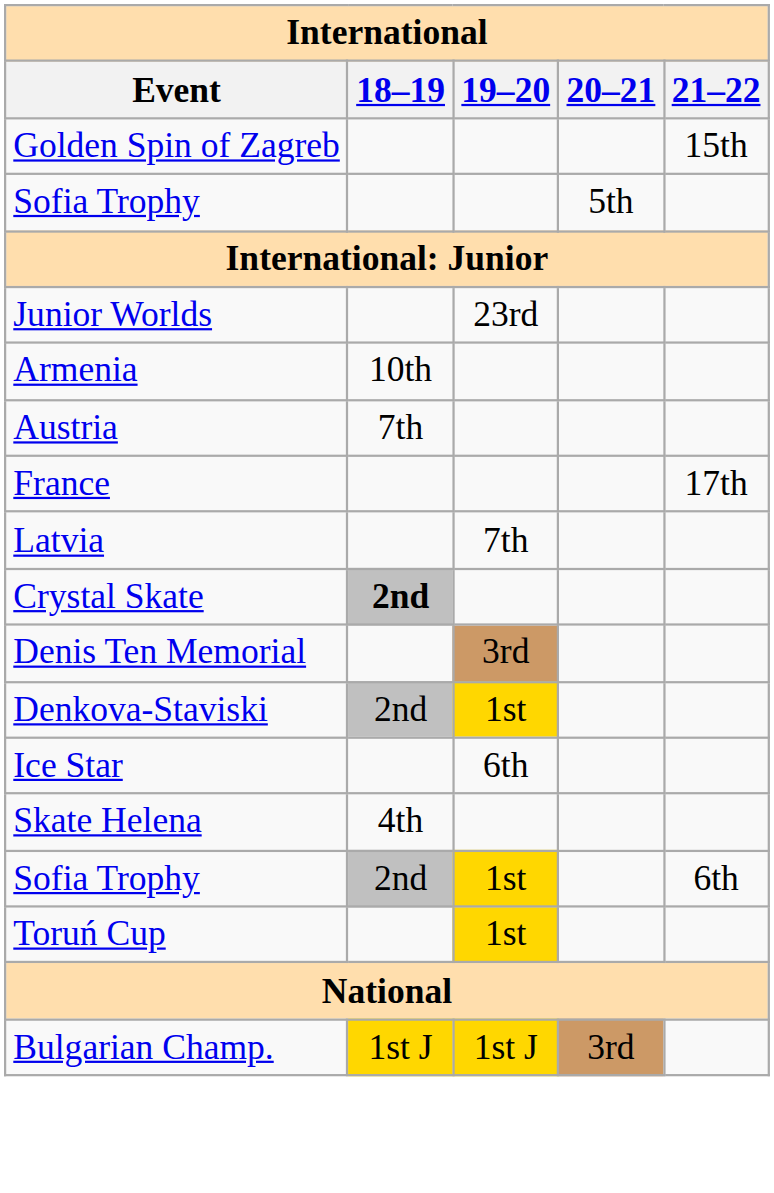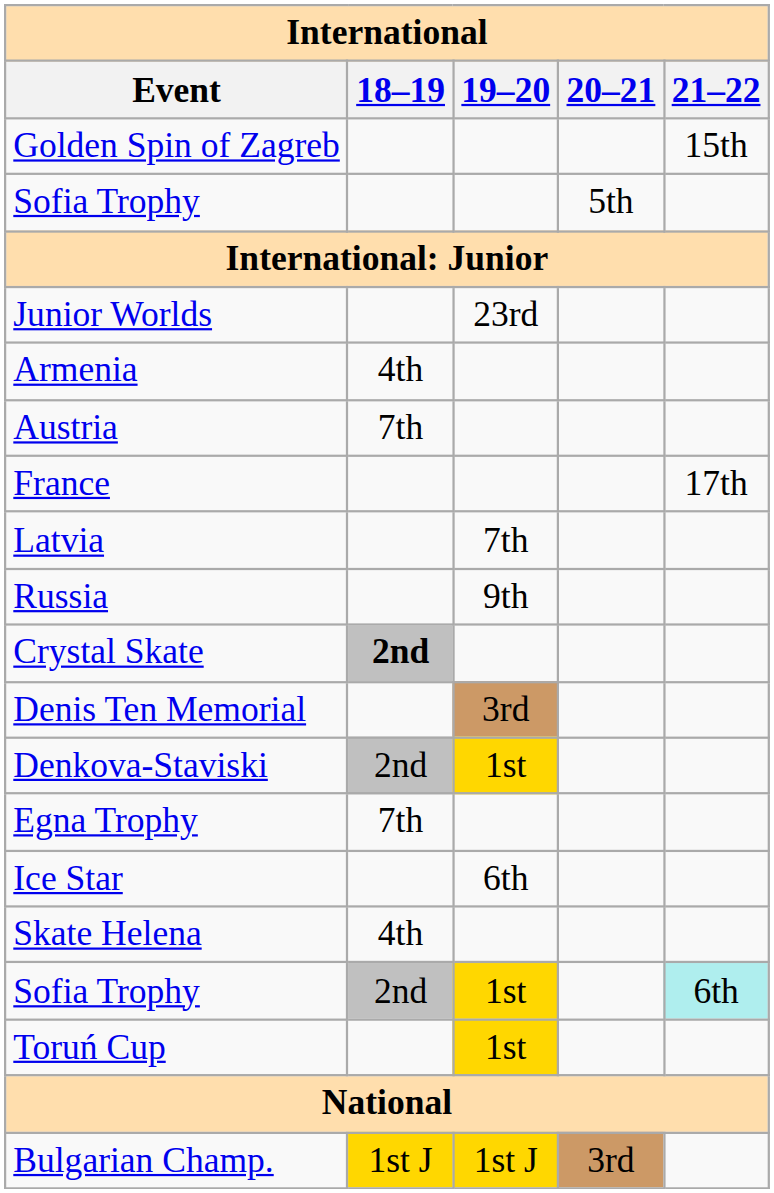(401, 370) 10th -> (401, 370) 4th
+ row: (61, 595)
+ row: (106, 821)
(716, 877) no background -> (716, 990) paleturquoise background
